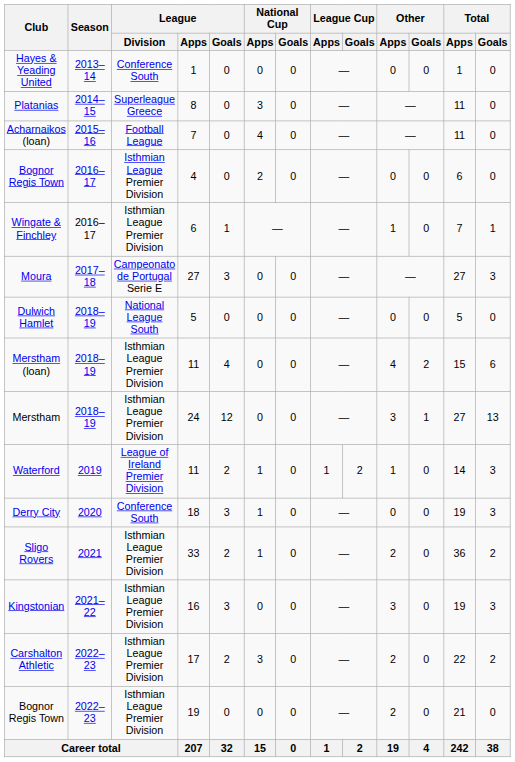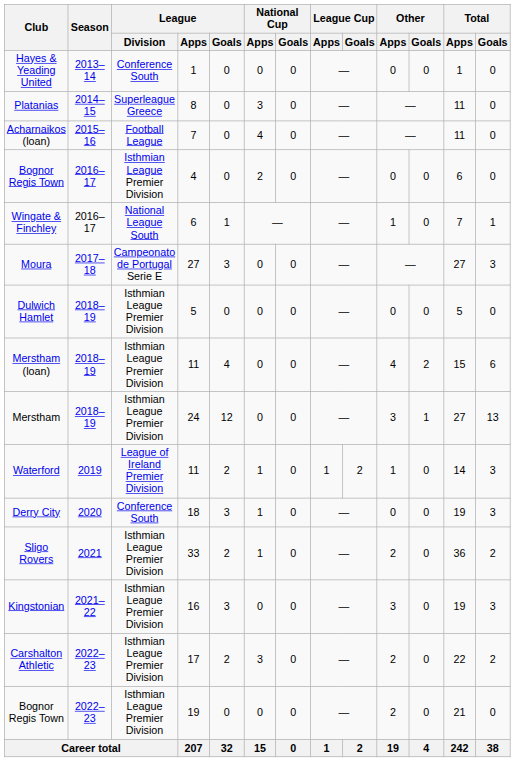(145, 229) Isthmian League Premier Division -> (145, 223) National League South
(145, 317) National League South -> (145, 311) Isthmian League Premier Division
